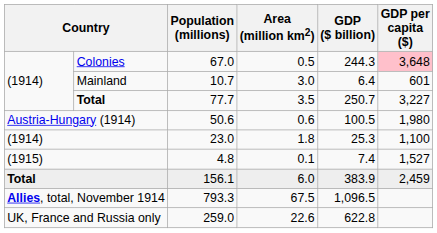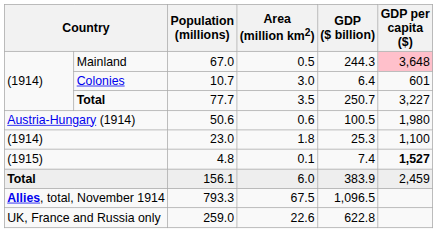(101, 61) Colonies -> (102, 61) Mainland
(102, 81) Mainland -> (101, 81) Colonies
(414, 159) normal -> (414, 159) bold
